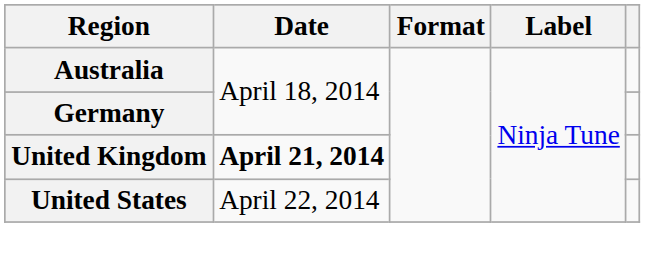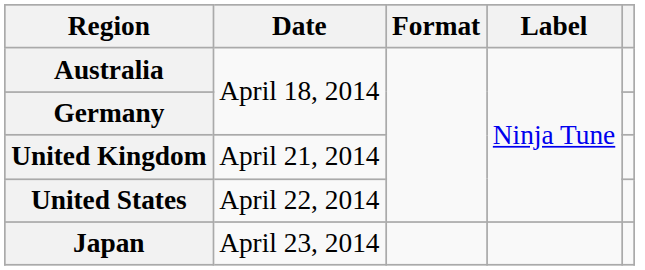(302, 156) bold -> (299, 156) normal
+ row: (109, 243)
